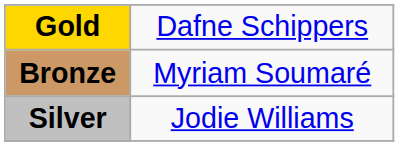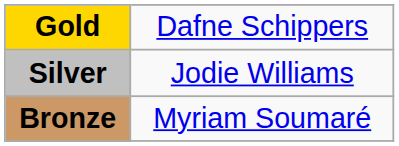rows swapped: (68, 118) <-> (68, 72)
